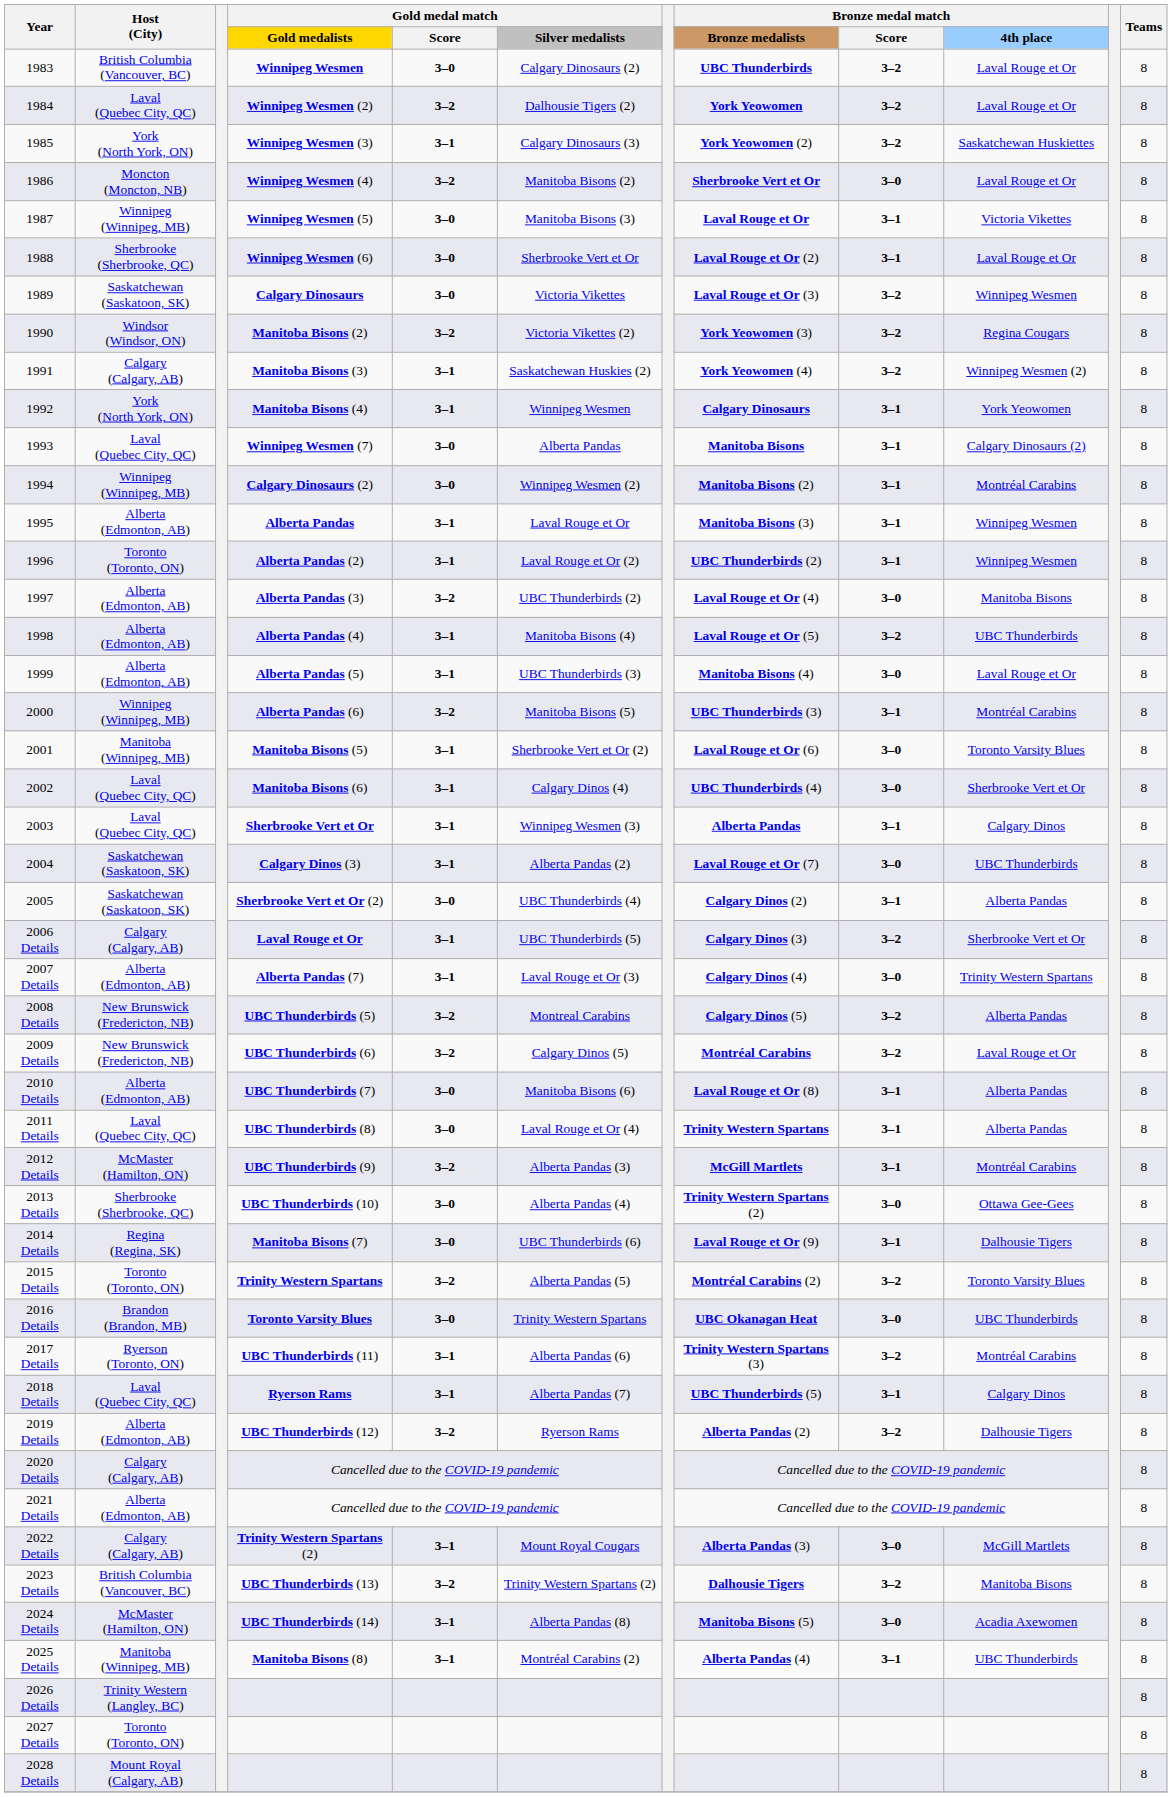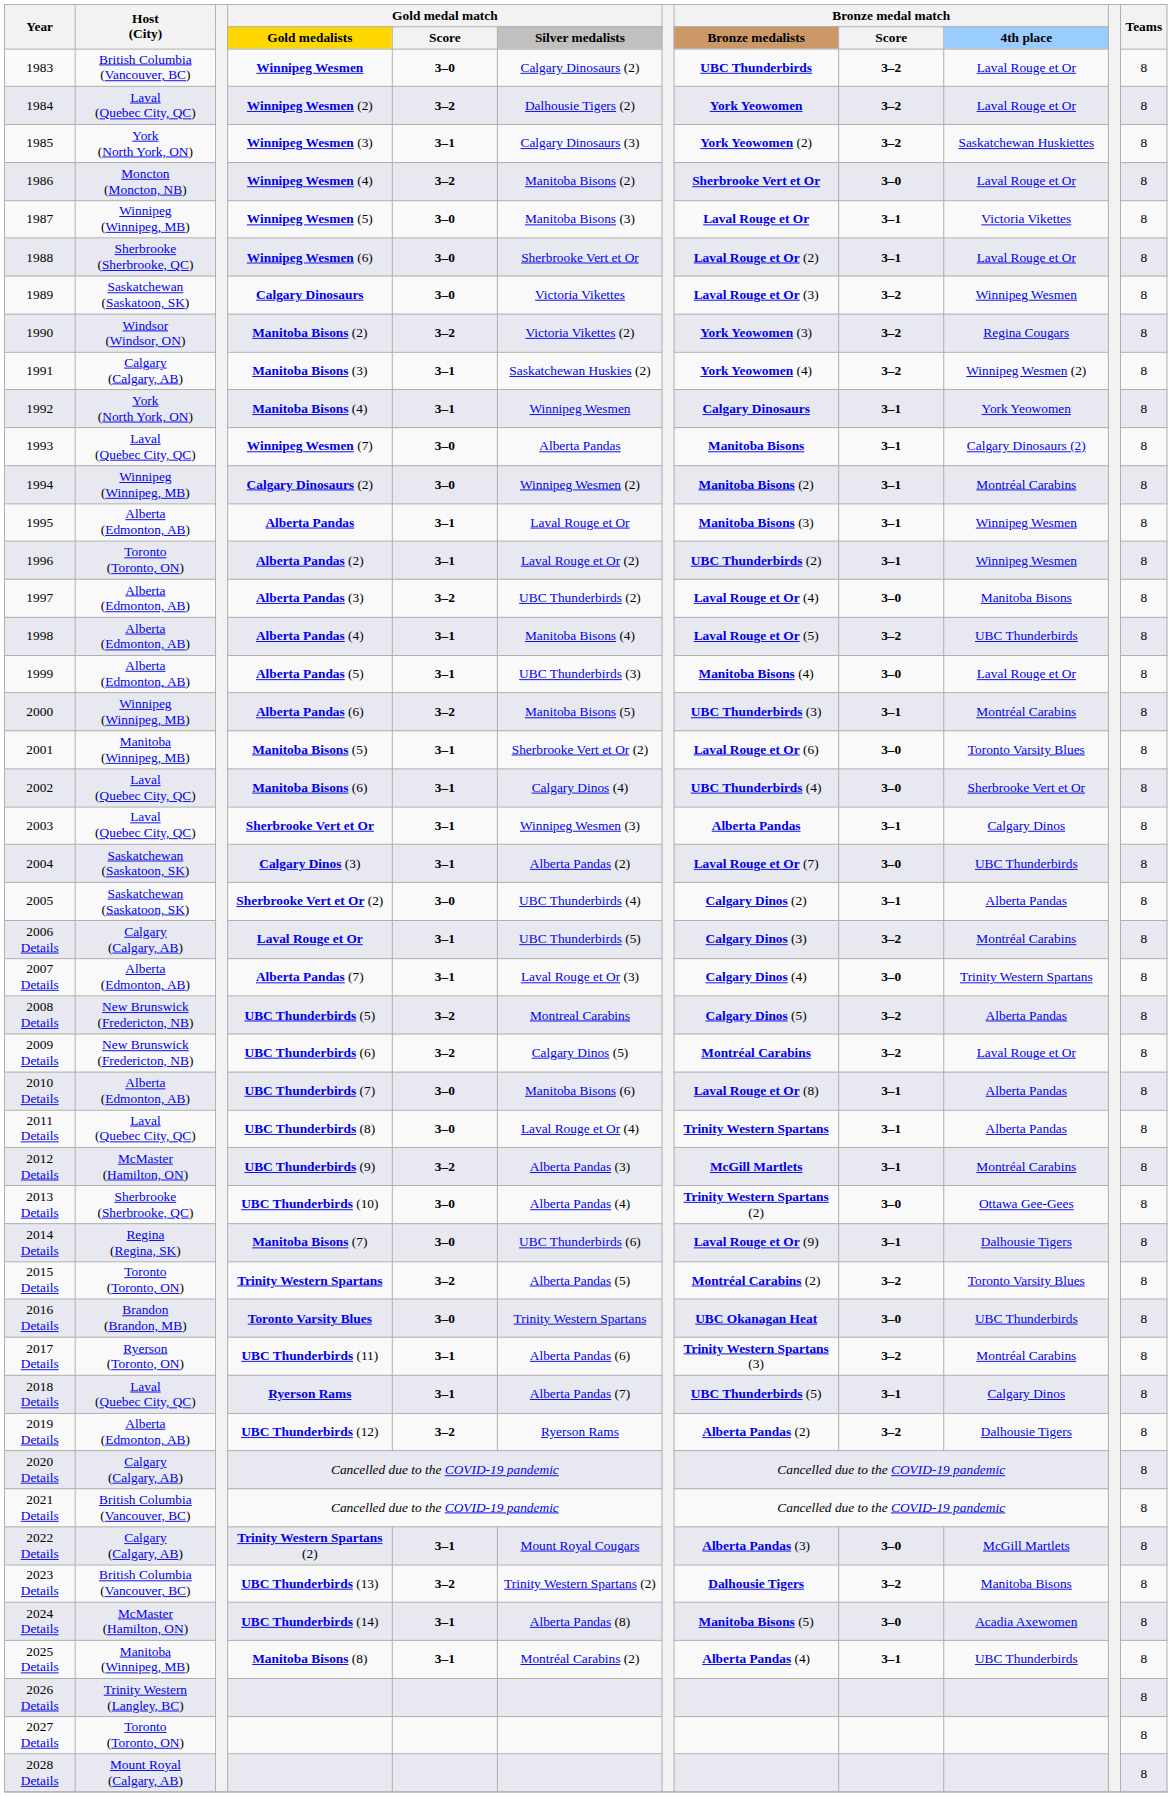(1026, 939) Sherbrooke Vert et Or -> (1026, 939) Montréal Carabins
(145, 1508) Alberta (Edmonton, AB) -> (145, 1508) British Columbia (Vancouver, BC)
